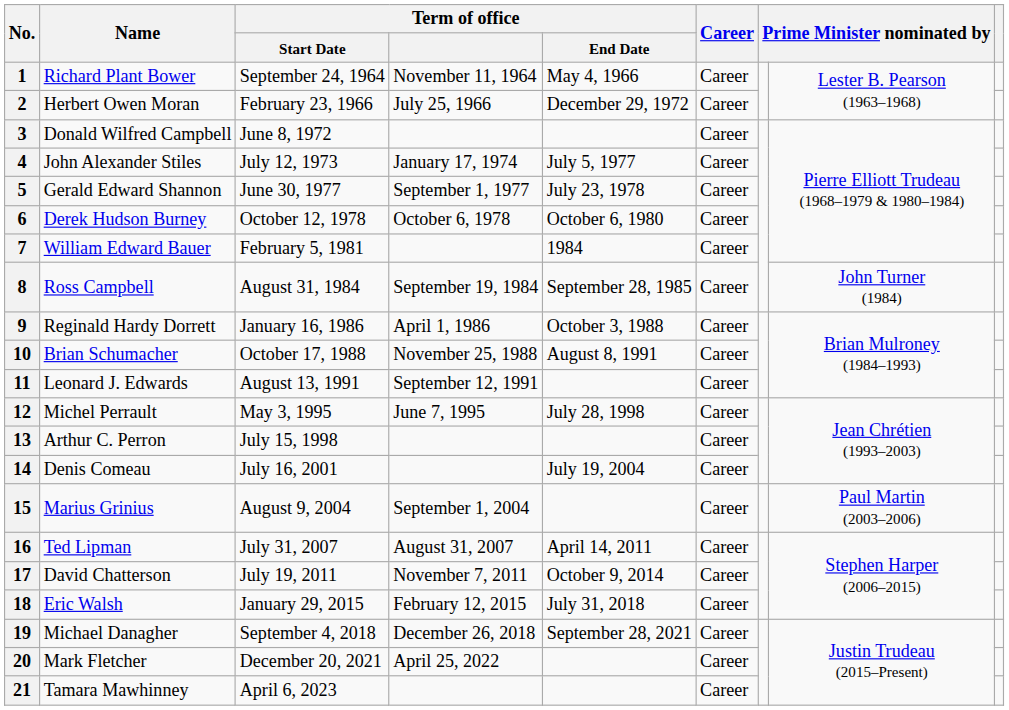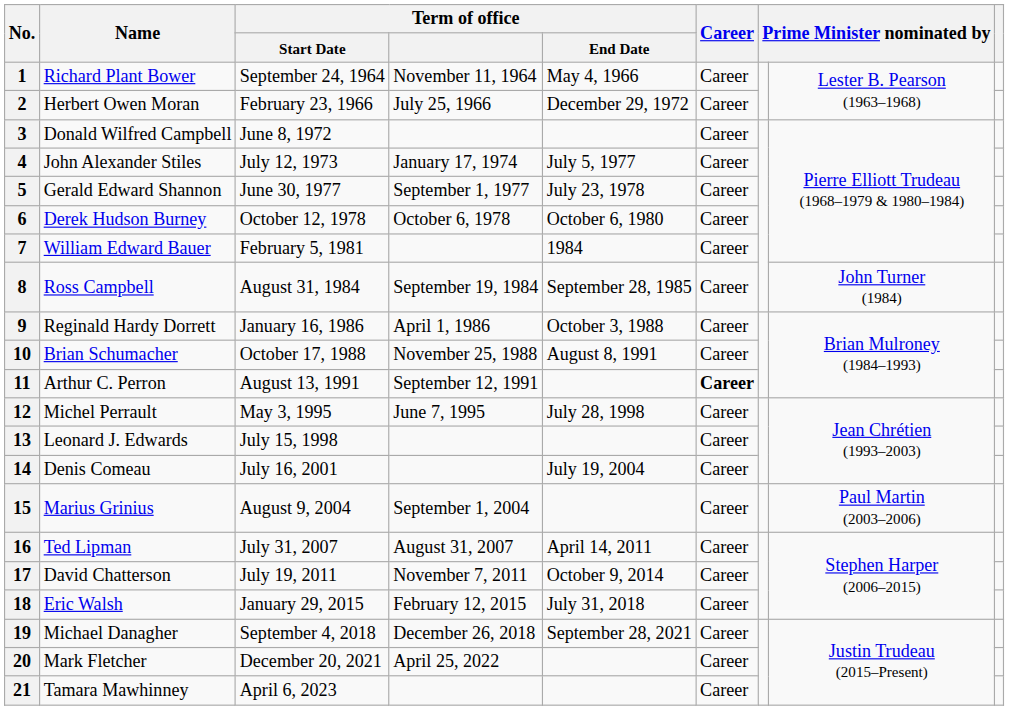(116, 383) Leonard J. Edwards -> (105, 383) Arthur C. Perron
(724, 383) normal -> (727, 383) bold
(105, 440) Arthur C. Perron -> (116, 440) Leonard J. Edwards
